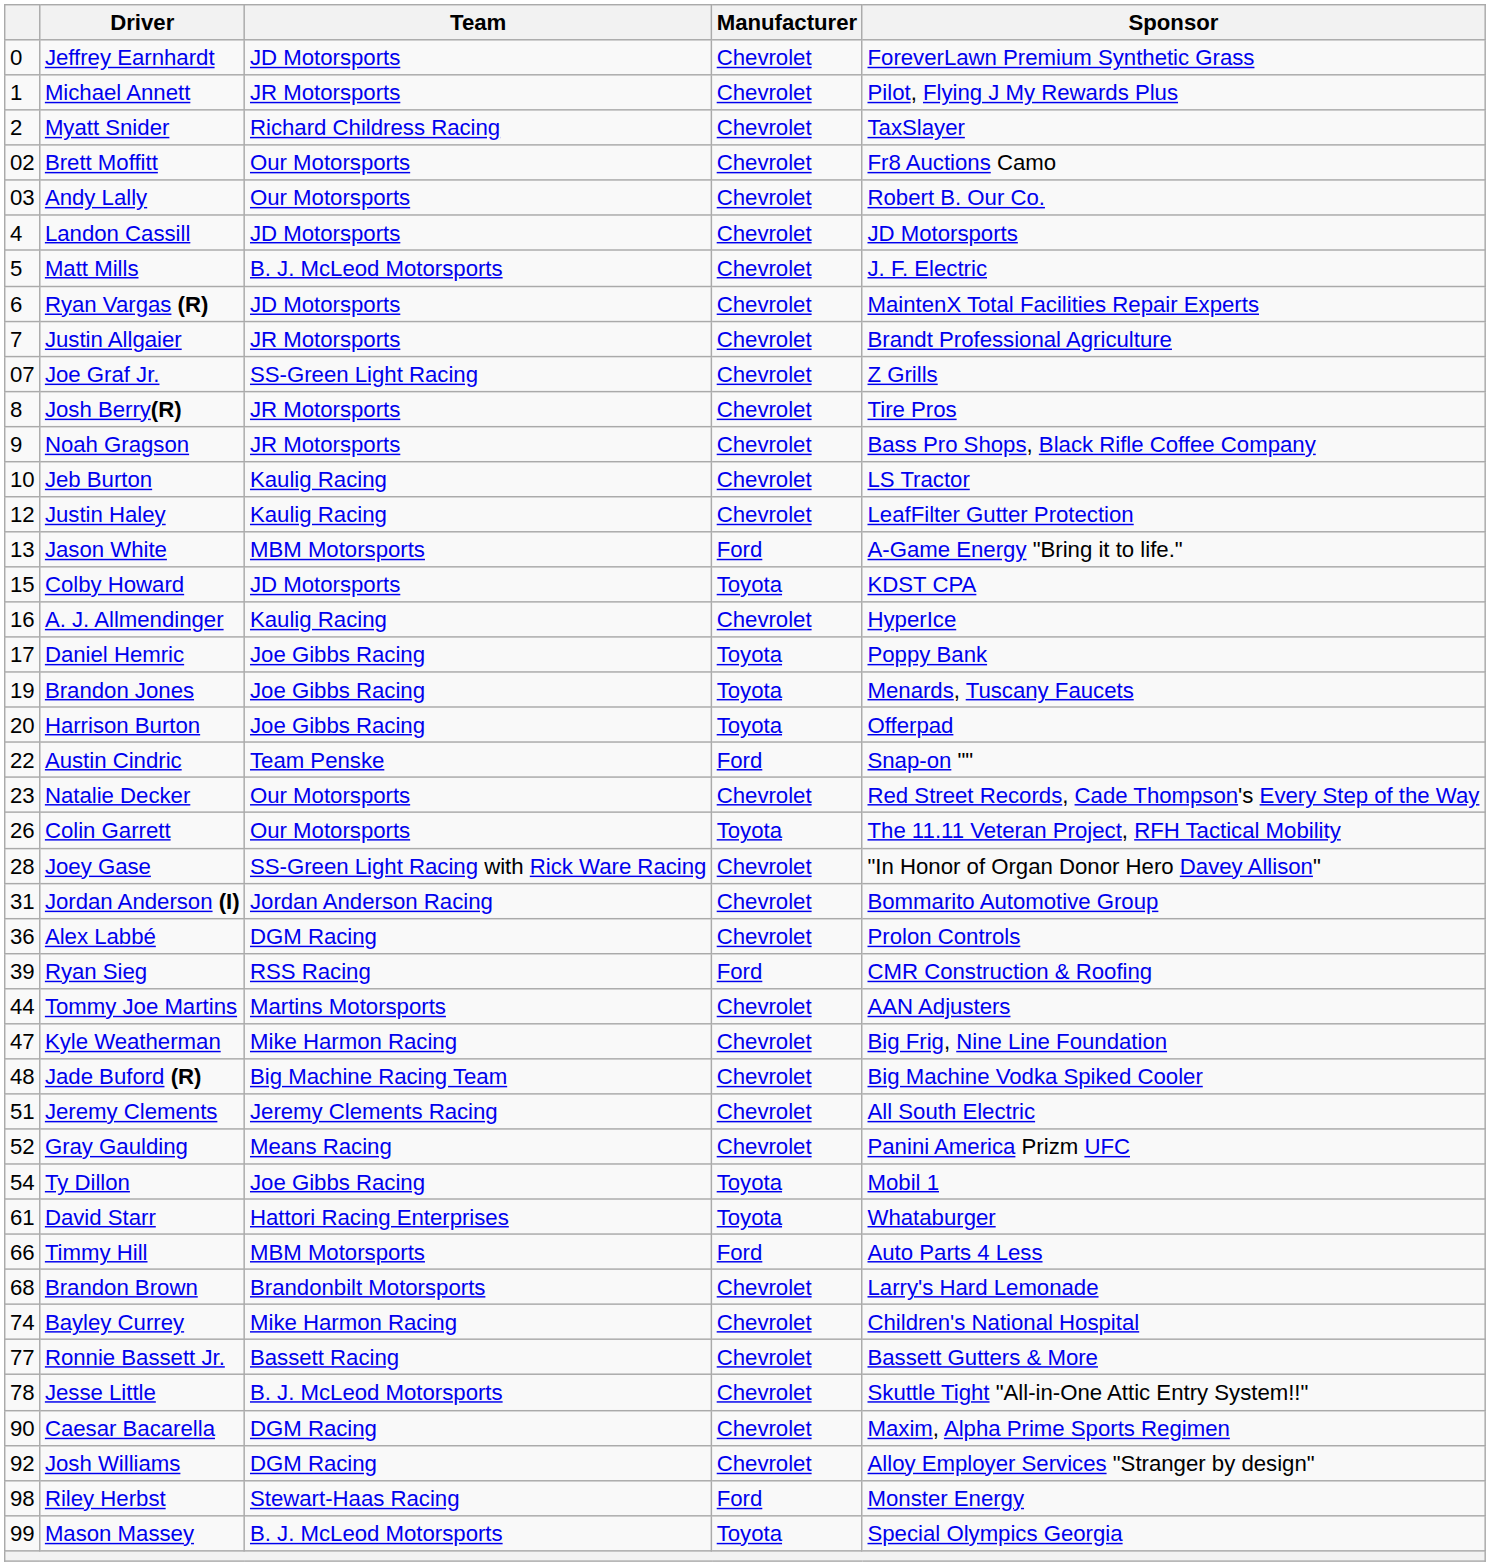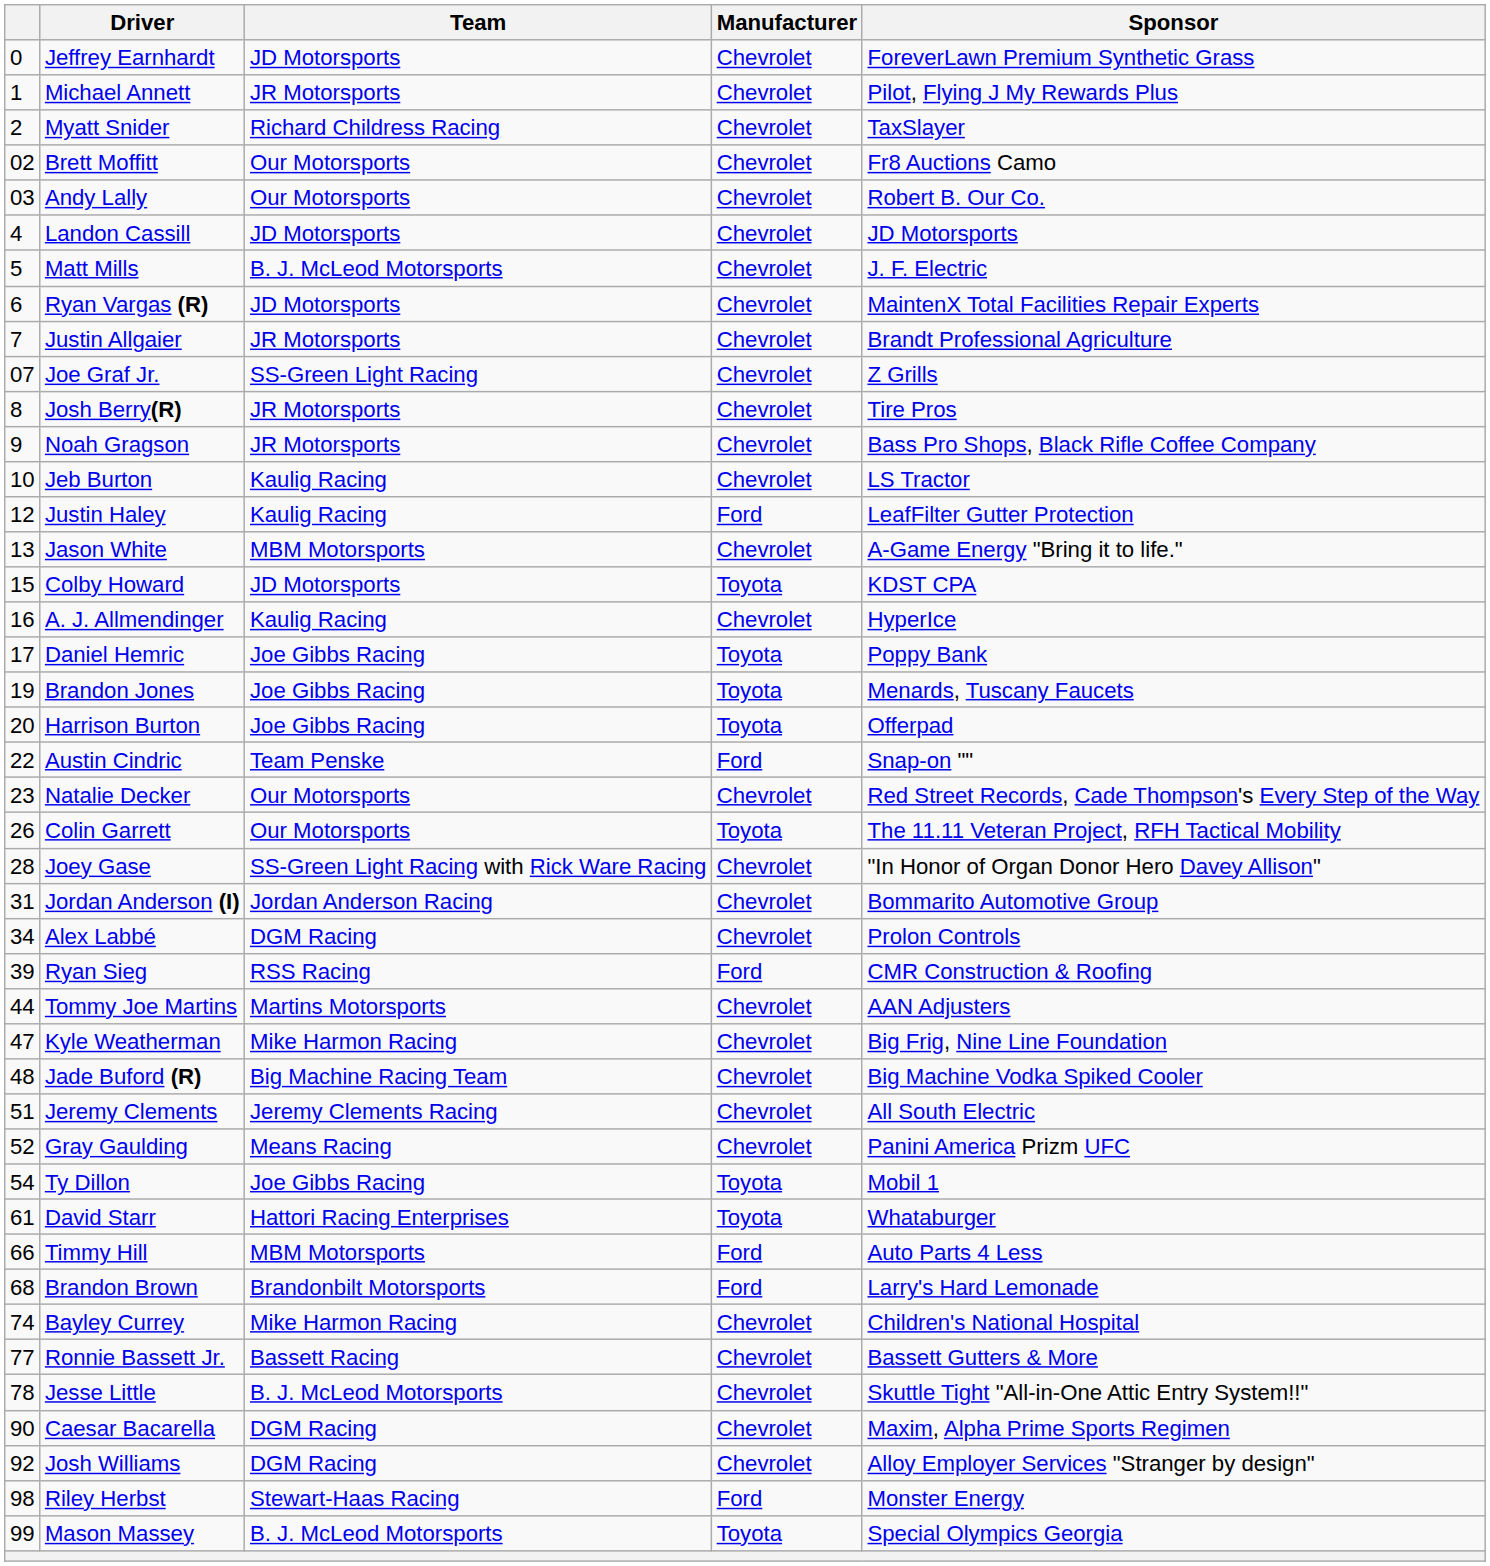(764, 514) Chevrolet -> (740, 514) Ford
(740, 549) Ford -> (764, 549) Chevrolet
(22, 936) 36 -> (22, 936) 34
(764, 1287) Chevrolet -> (740, 1287) Ford
